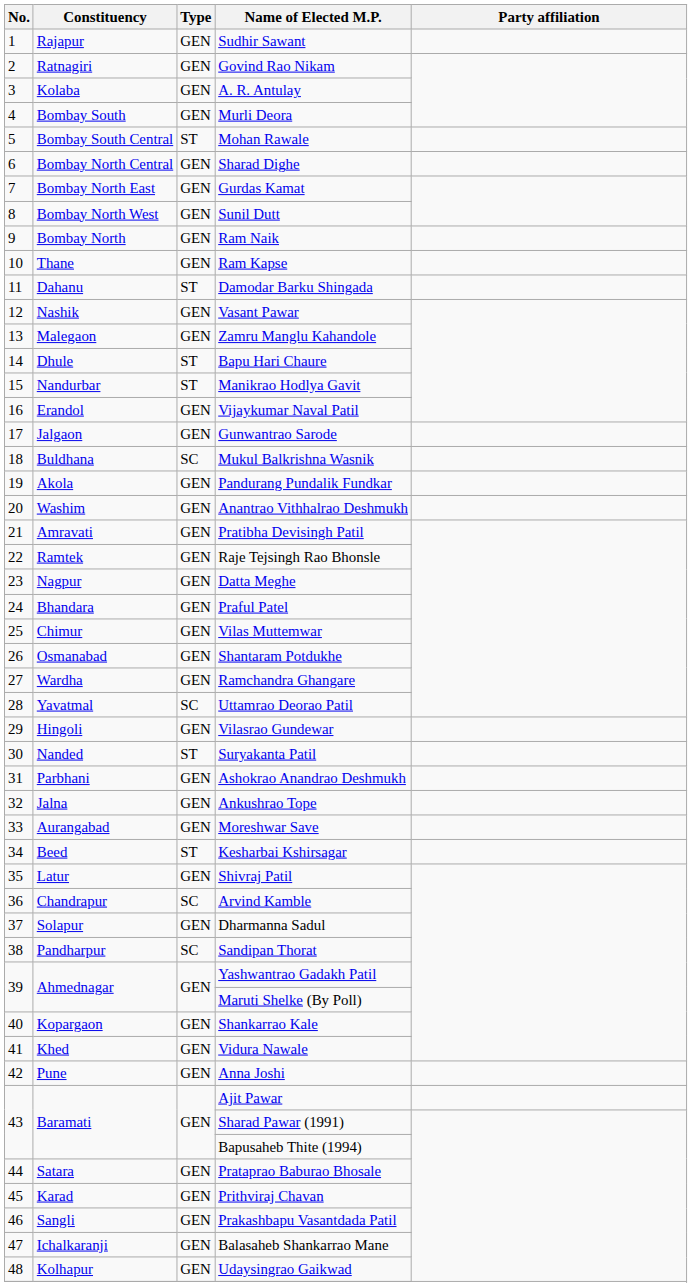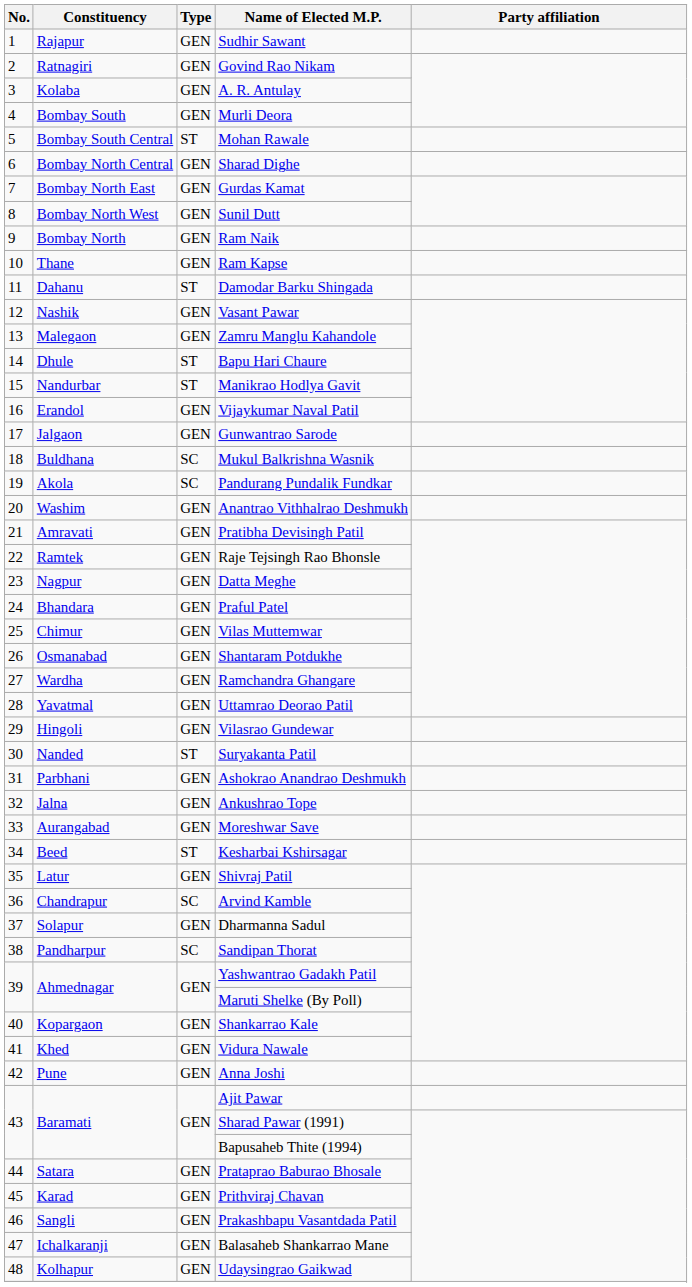(195, 483) GEN -> (189, 483) SC
(189, 704) SC -> (195, 704) GEN
